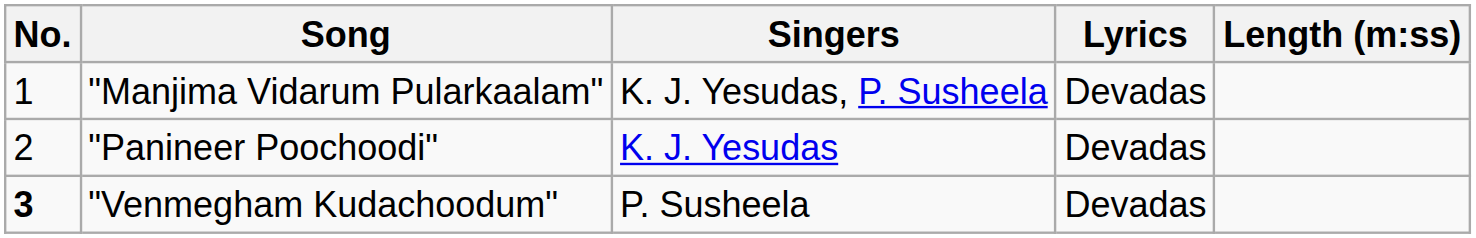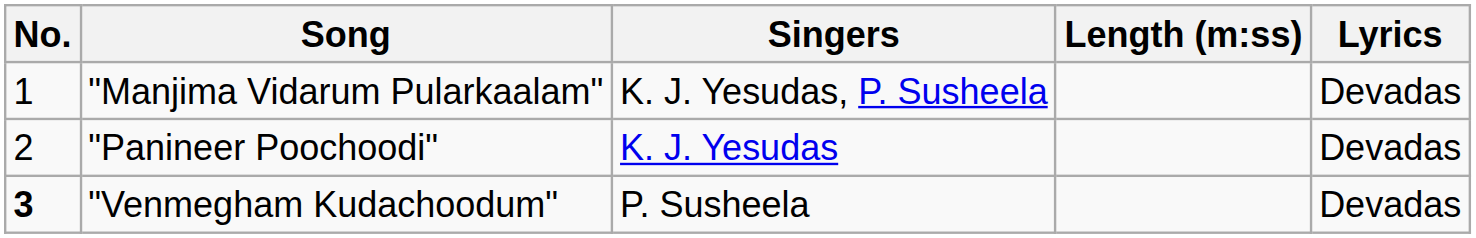columns swapped: (1135, 34) <-> (1342, 34)
